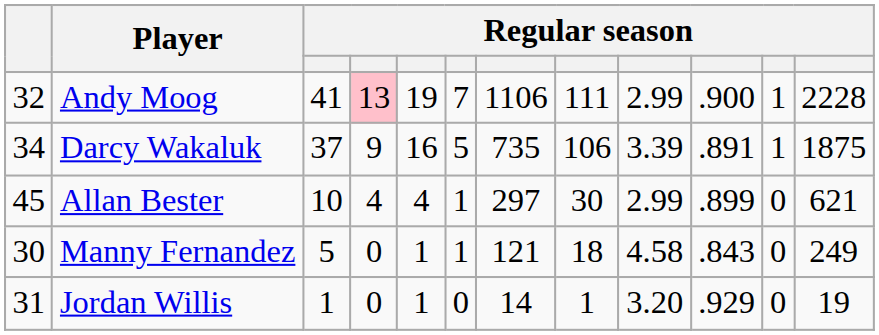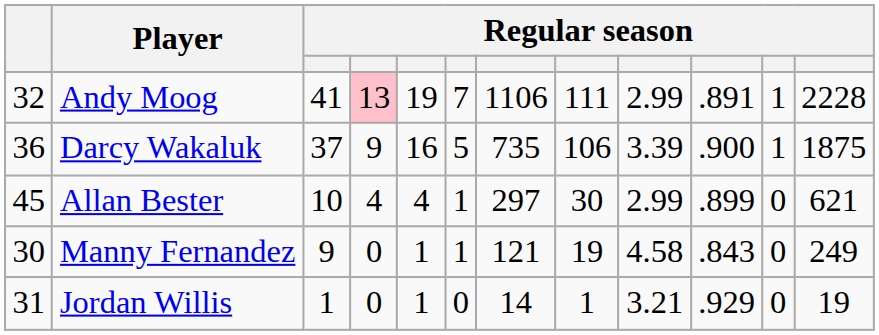(727, 96) .900 -> (727, 96) .891
(29, 148) 34 -> (29, 148) 36
(727, 148) .891 -> (727, 148) .900
(327, 251) 5 -> (327, 251) 9
(587, 251) 18 -> (587, 251) 19
(655, 302) 3.20 -> (655, 302) 3.21
